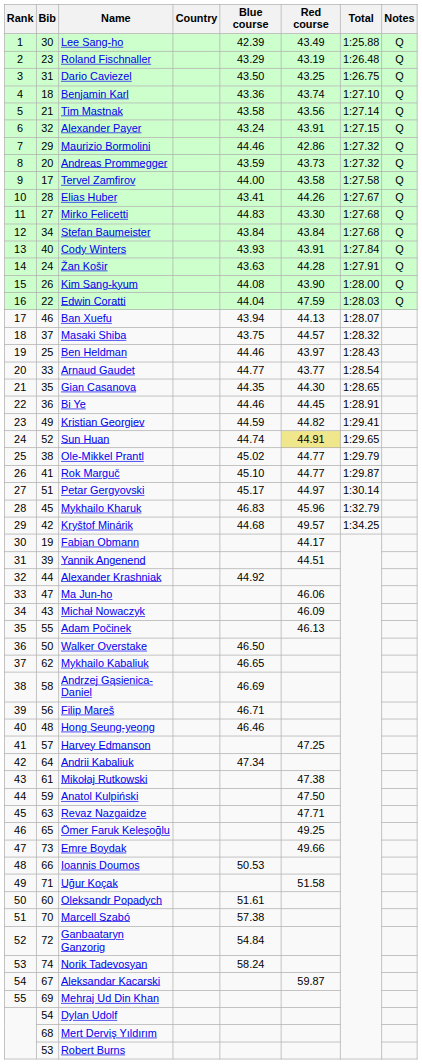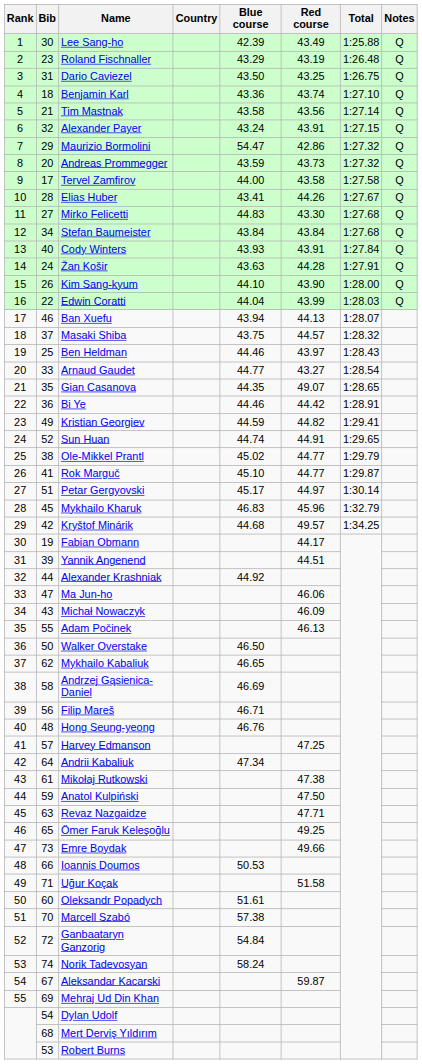(251, 146) 44.46 -> (251, 146) 54.47
(251, 284) 44.08 -> (251, 284) 44.10
(311, 301) 47.59 -> (311, 301) 43.99
(311, 370) 43.77 -> (311, 370) 43.27
(311, 387) 44.30 -> (311, 387) 49.07
(311, 404) 44.45 -> (311, 404) 44.42
(311, 439) khaki background -> (311, 439) no background
(251, 727) 46.46 -> (251, 727) 46.76
